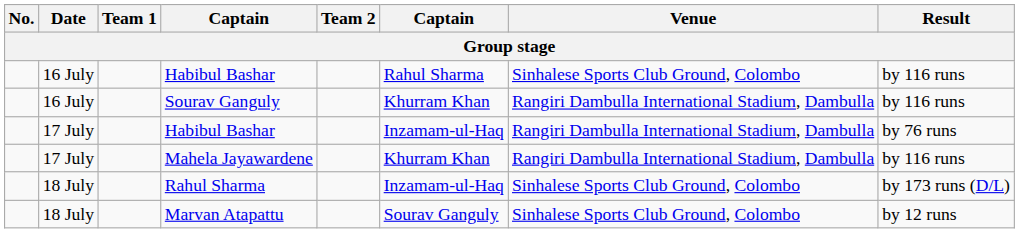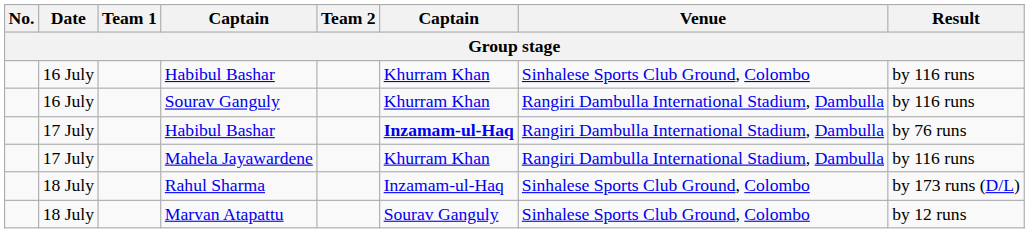(434, 74) Rahul Sharma -> (437, 74) Khurram Khan
(444, 130) normal -> (449, 130) bold
